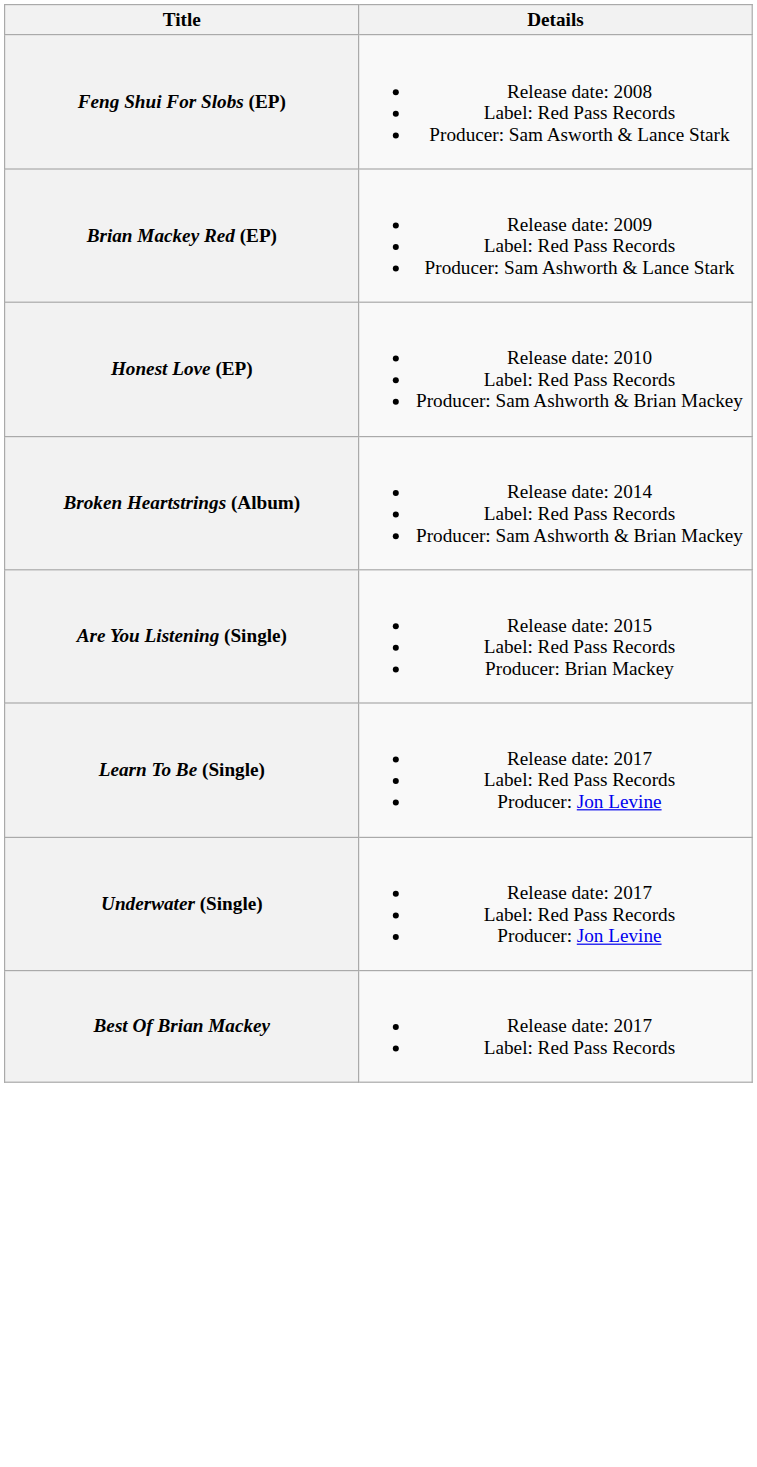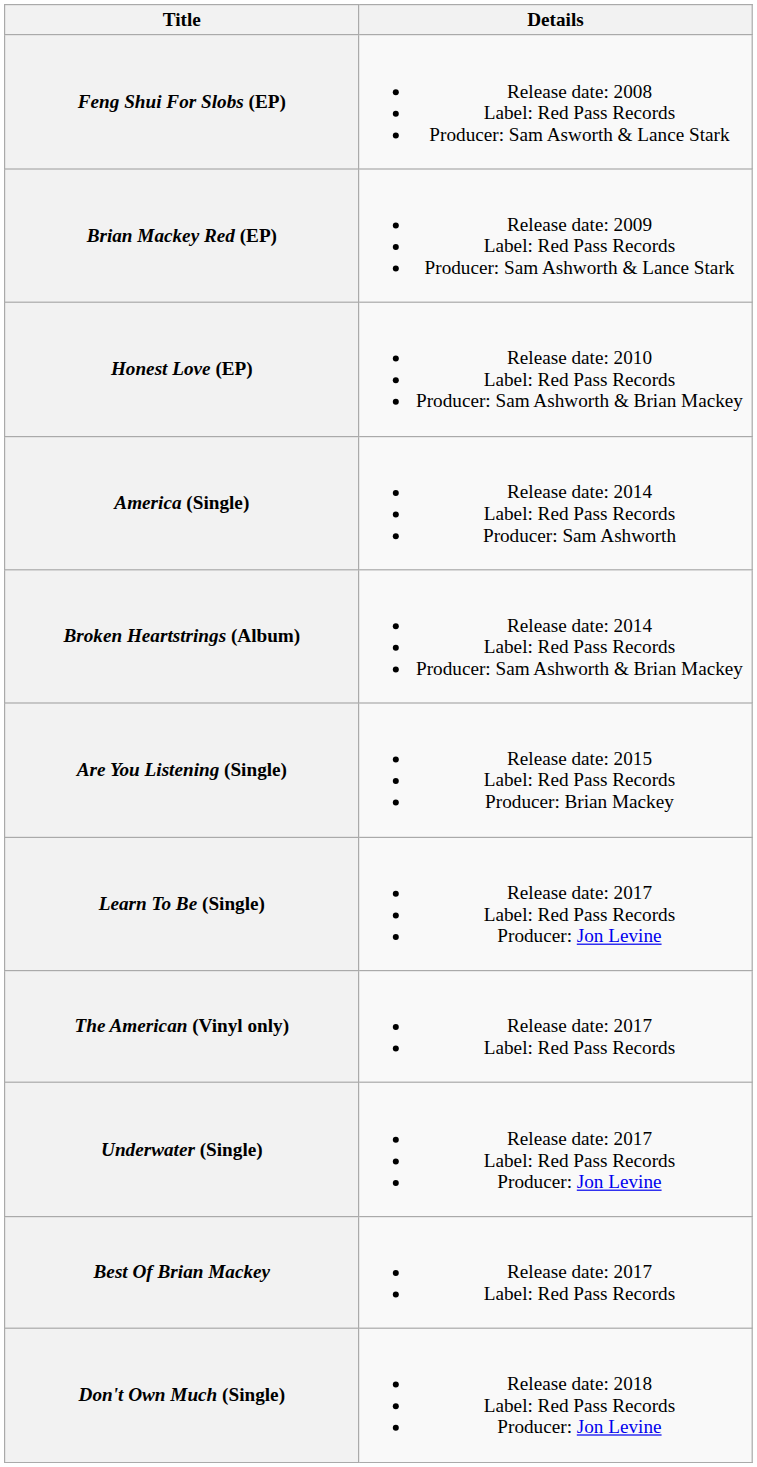+ row: (182, 502)
+ row: (182, 1026)
+ row: (182, 1395)
